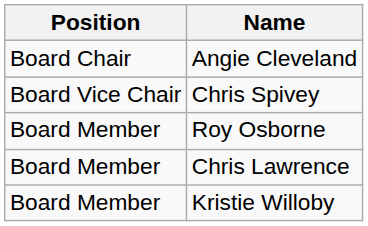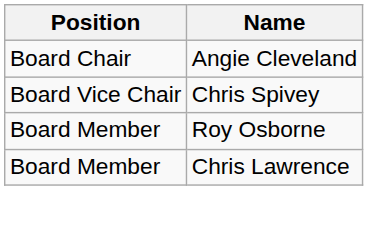- row: (263, 202)
